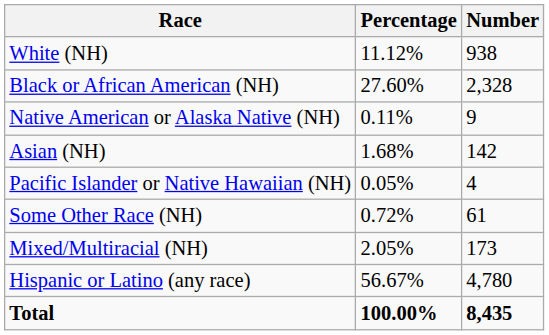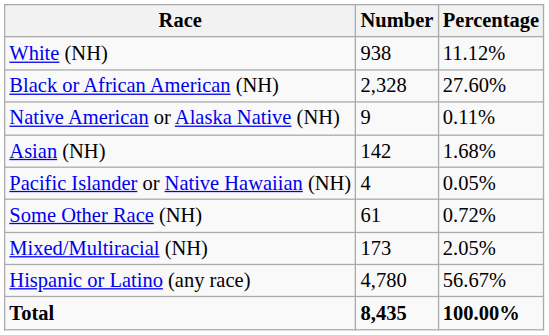columns swapped: (503, 20) <-> (409, 20)
